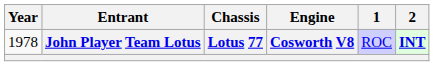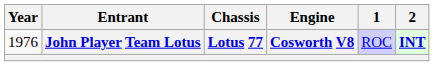(23, 41) 1978 -> (23, 41) 1976
